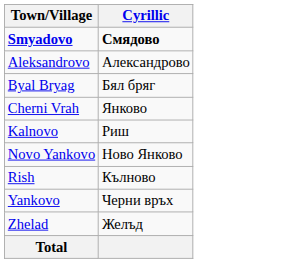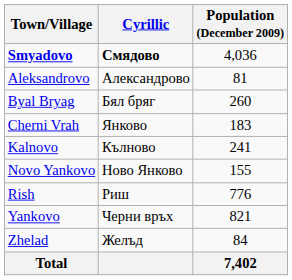+ column: (240, 24)
(115, 131) Риш -> (129, 147) Кълново
(129, 177) Кълново -> (115, 194) Риш
